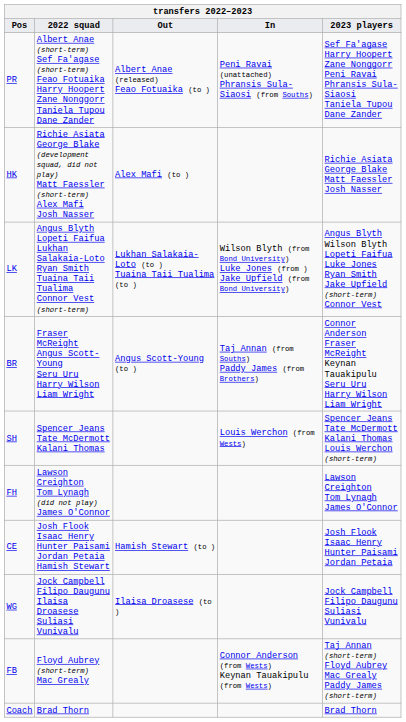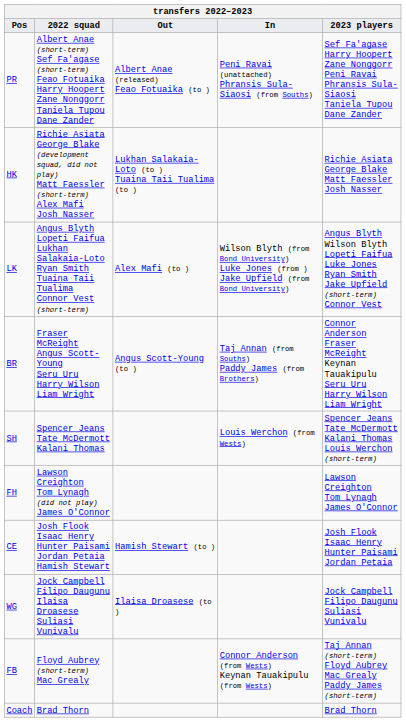(152, 175) Alex Mafi (to ) -> (165, 174) Lukhan Salakaia-Loto (to ) Tuaina Taii Tualima (to )
(165, 269) Lukhan Salakaia-Loto (to ) Tuaina Taii Tualima (to ) -> (152, 269) Alex Mafi (to )
